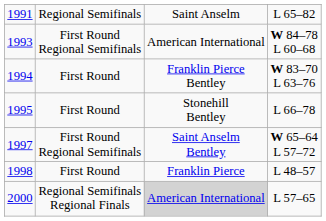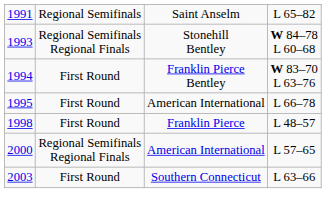(90, 41) First Round Regional Semifinals -> (90, 41) Regional Semifinals Regional Finals
(206, 41) American International -> (206, 41) Stonehill Bentley
(206, 110) Stonehill Bentley -> (206, 103) American International
- row: (20, 144)
(206, 198) lightgrey background -> (206, 150) no background
+ row: (20, 177)
